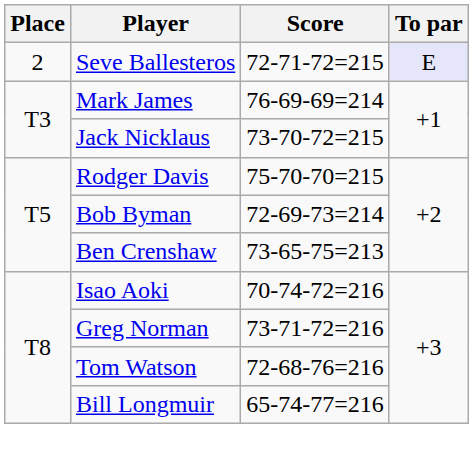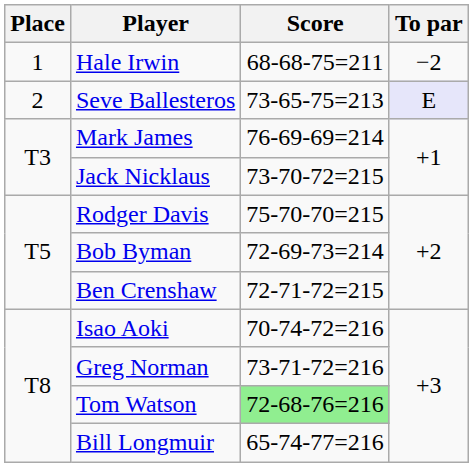+ row: (128, 61)
(315, 61) 72-71-72=215 -> (315, 99) 73-65-75=213
(315, 251) 73-65-75=213 -> (315, 289) 72-71-72=215
(315, 366) no background -> (315, 404) lightgreen background
